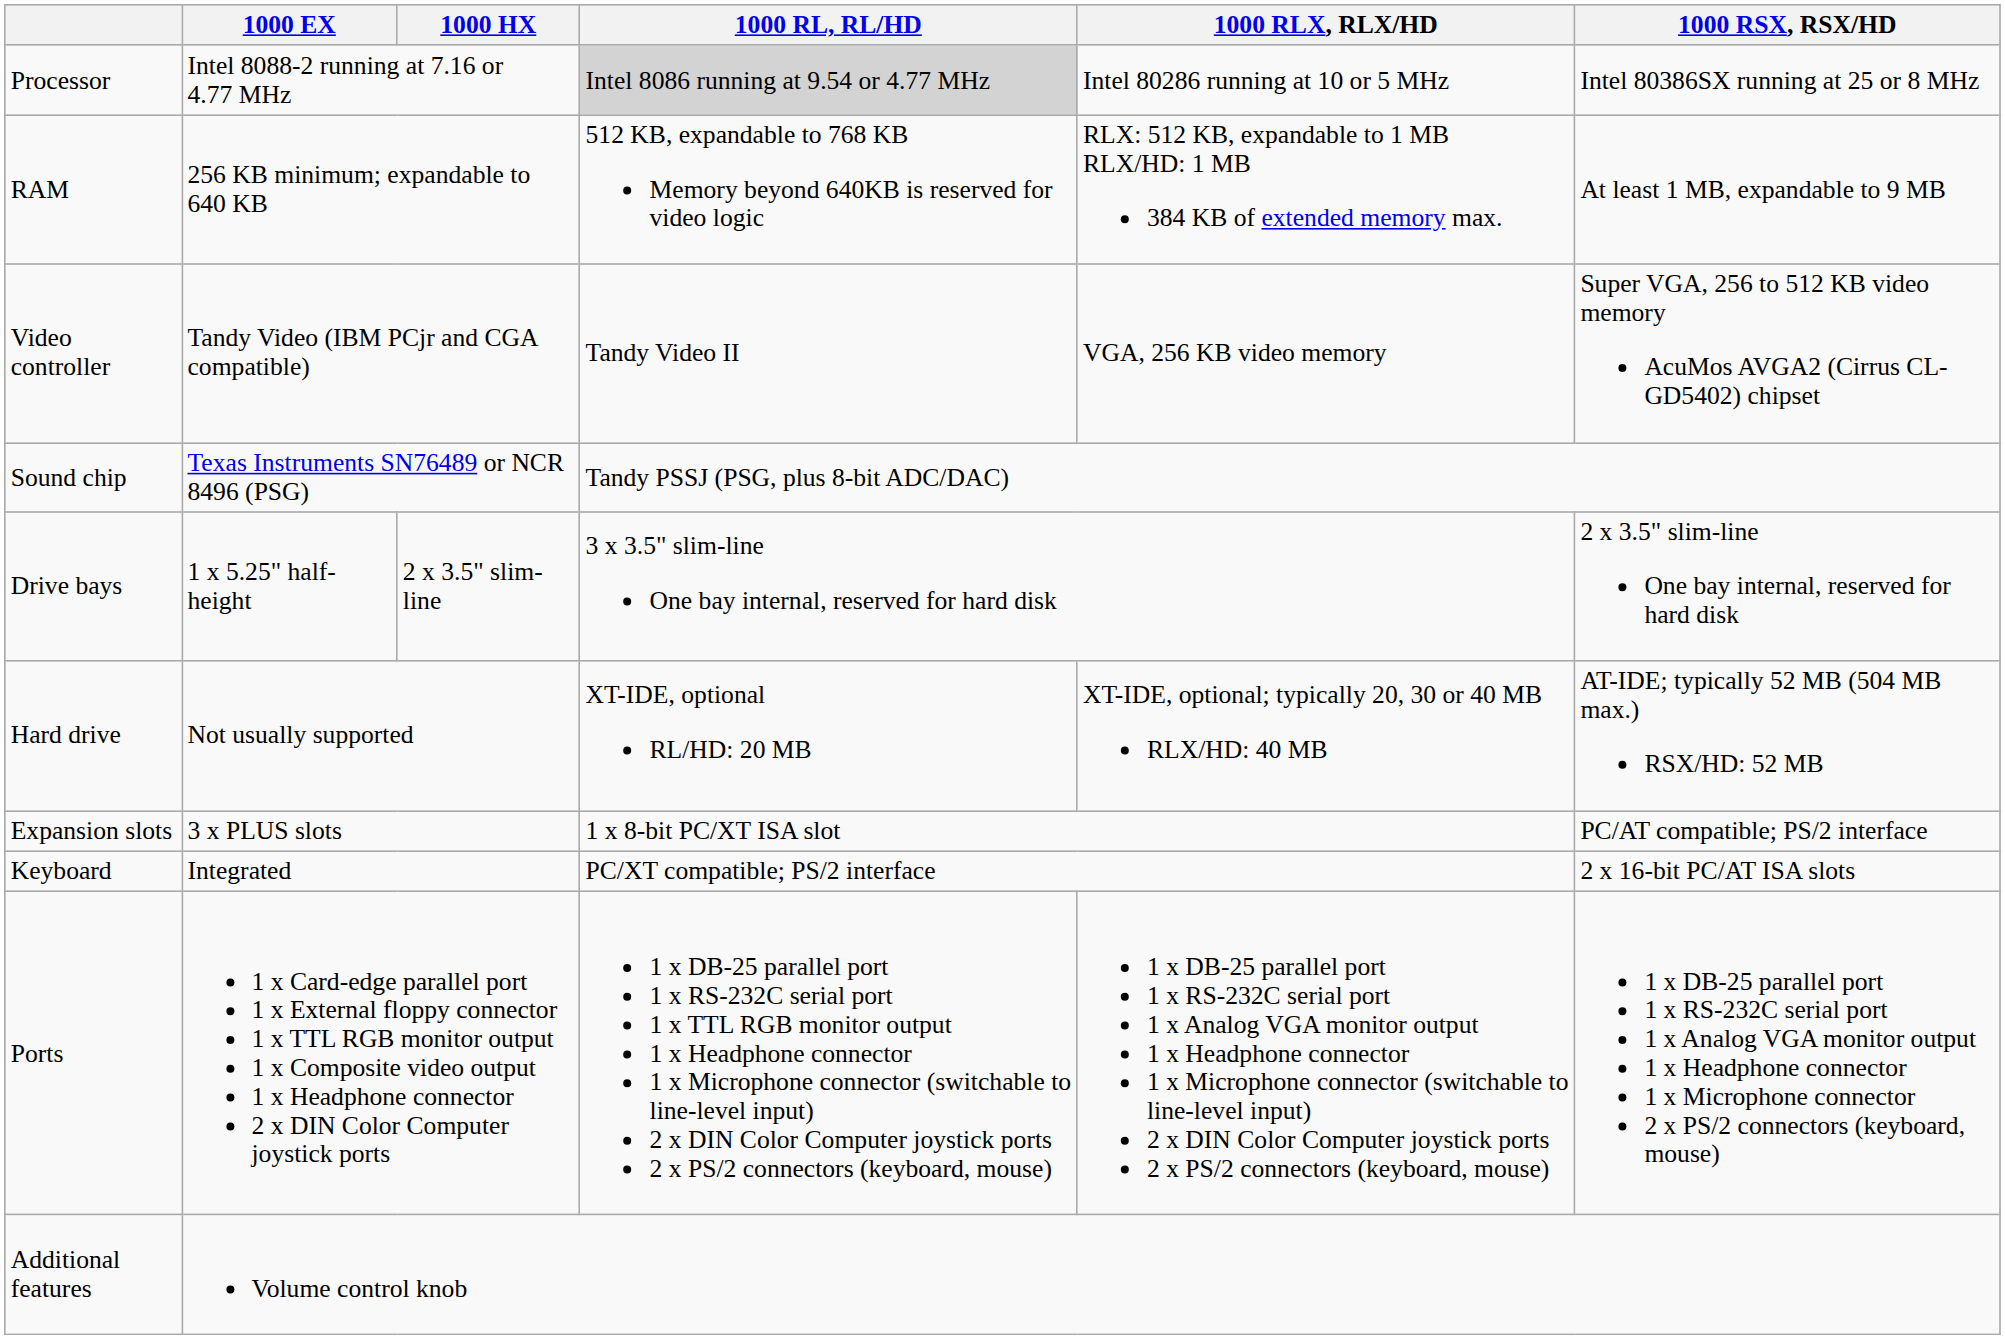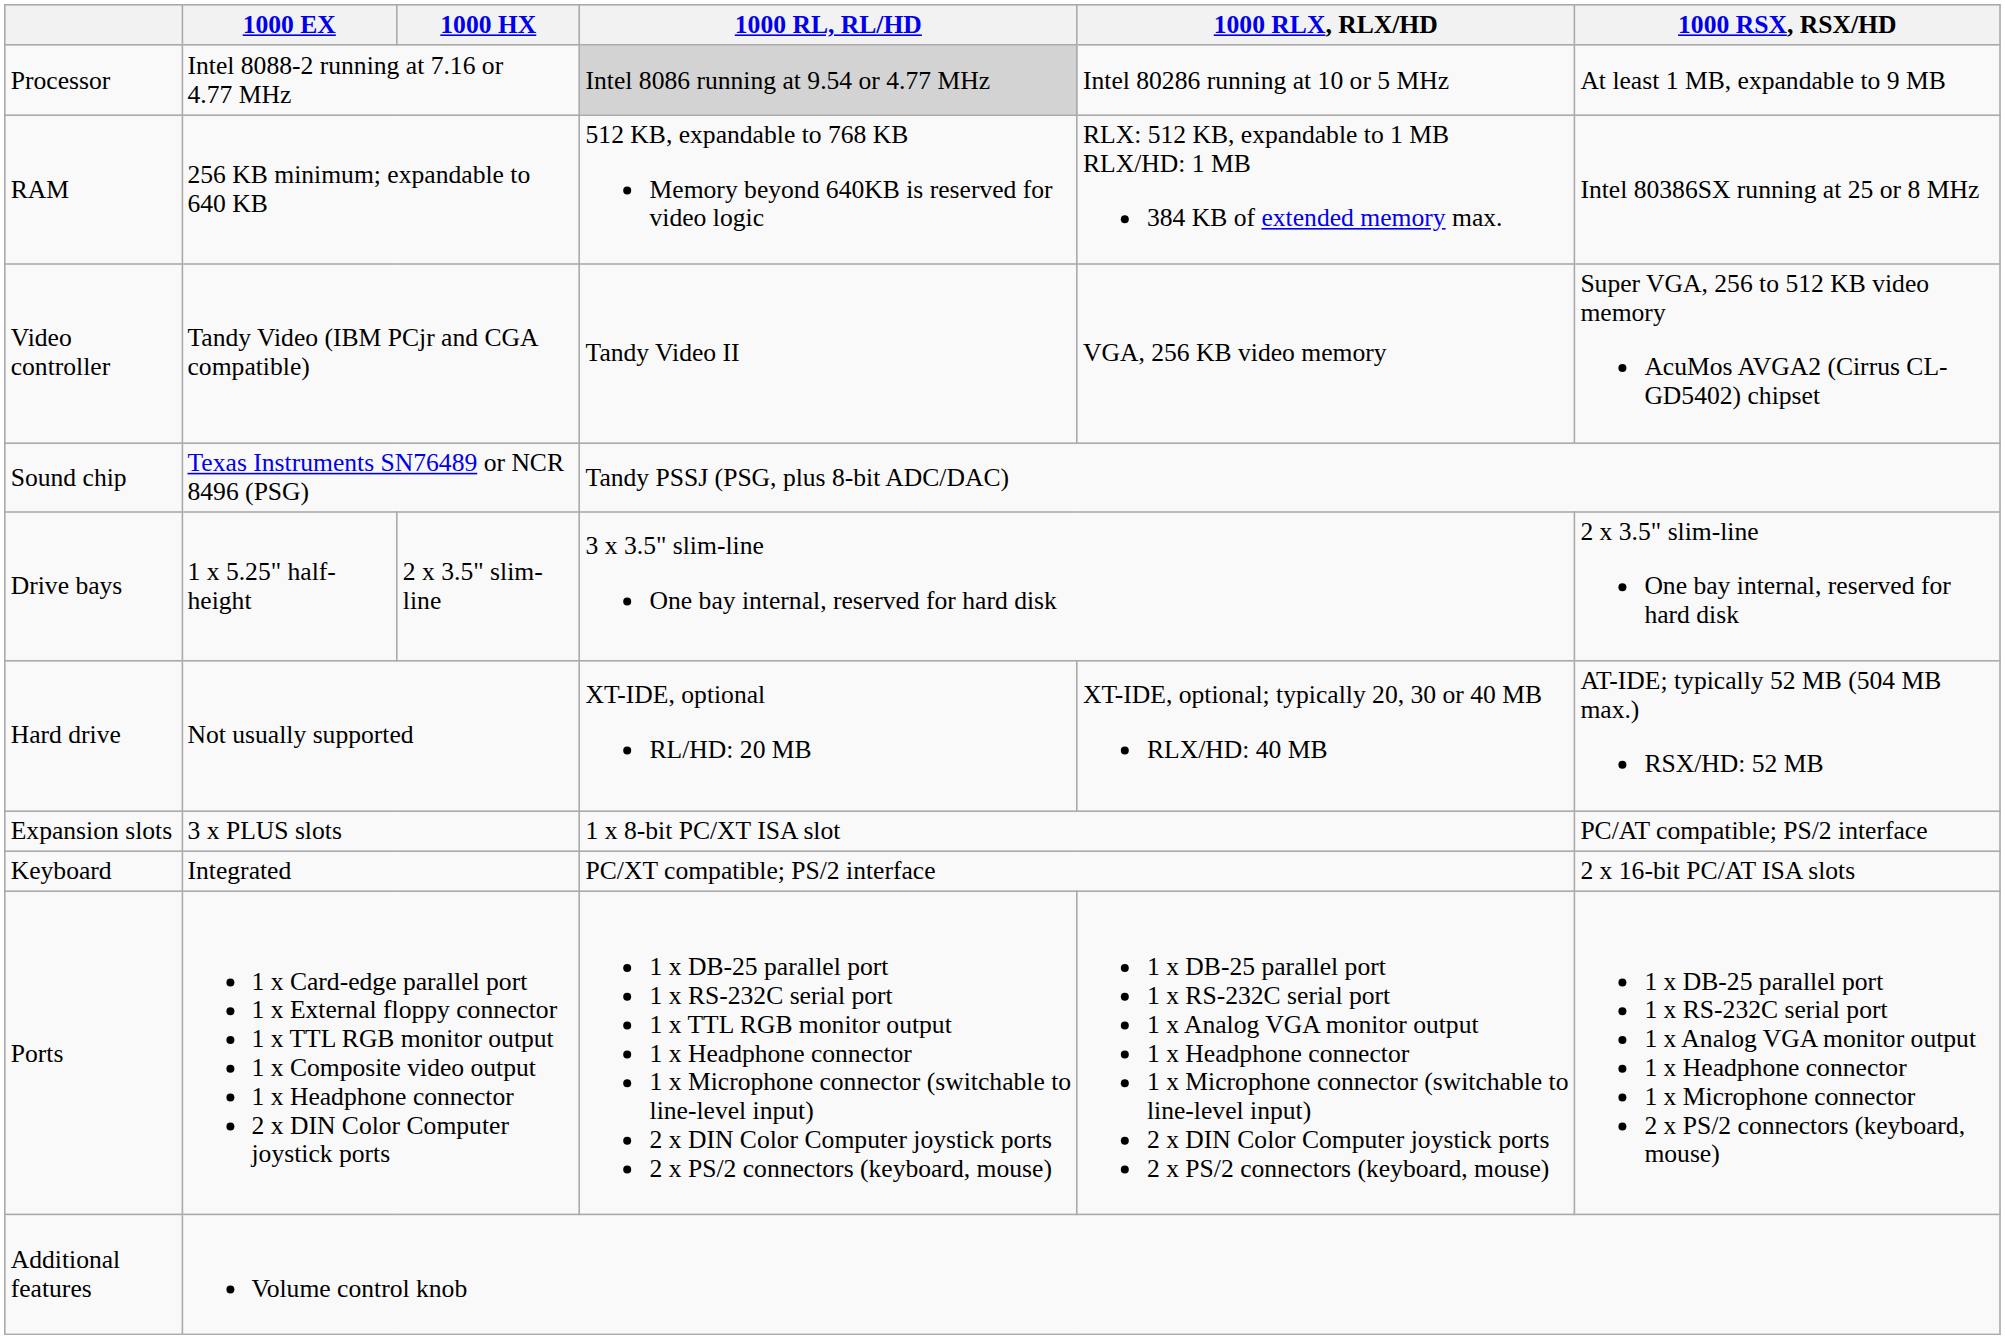(1780, 79) Intel 80386SX running at 25 or 8 MHz -> (1763, 79) At least 1 MB, expandable to 9 MB
(1763, 189) At least 1 MB, expandable to 9 MB -> (1780, 189) Intel 80386SX running at 25 or 8 MHz
